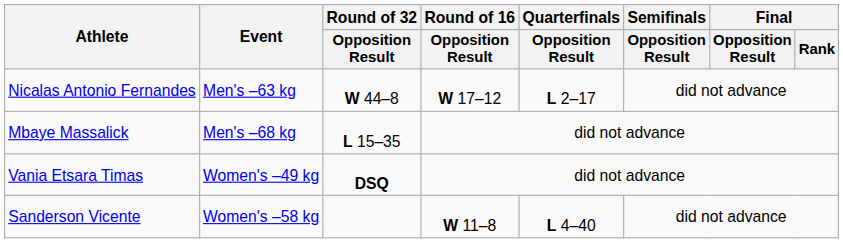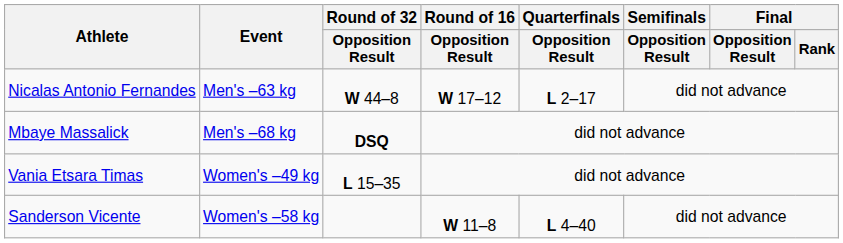(372, 142) L 15–35 -> (372, 142) DSQ
(372, 184) DSQ -> (372, 184) L 15–35
